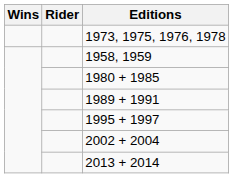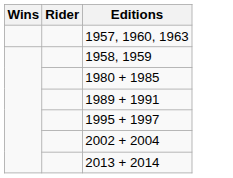- row: (155, 36)
+ row: (137, 36)
